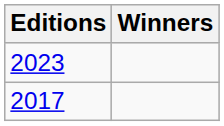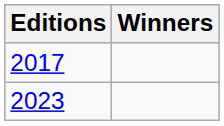rows swapped: (37, 100) <-> (37, 62)
